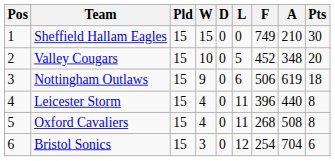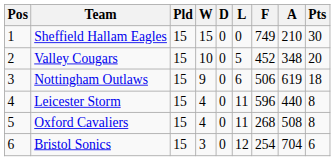(265, 101) 396 -> (265, 101) 596
